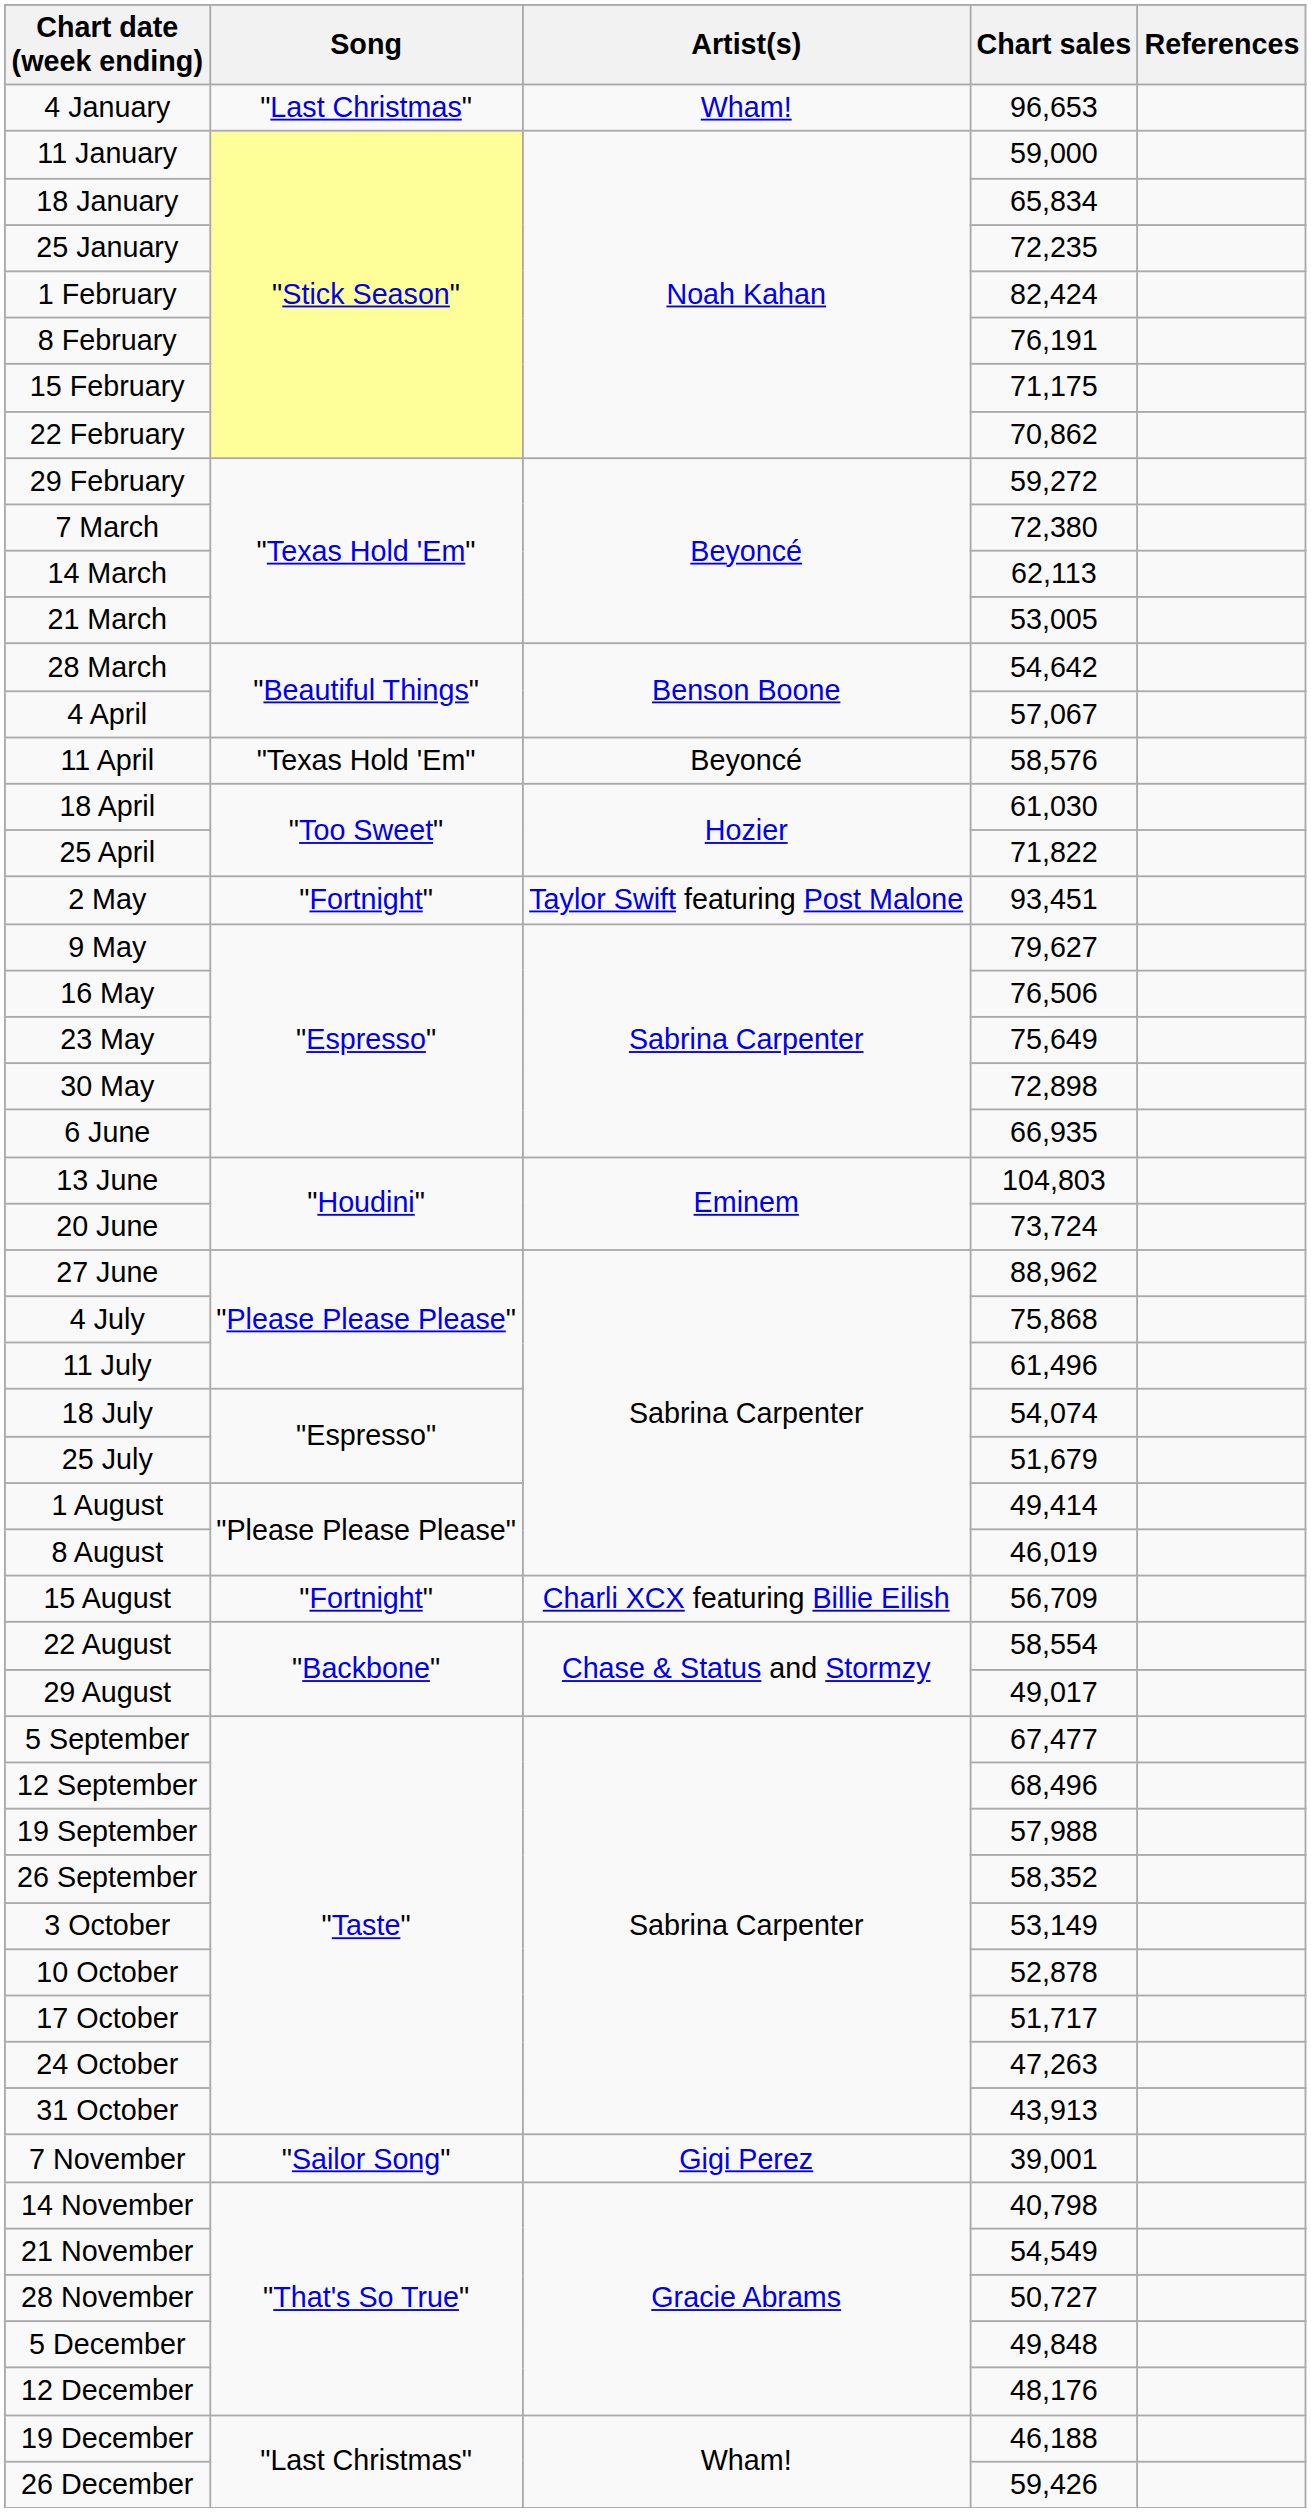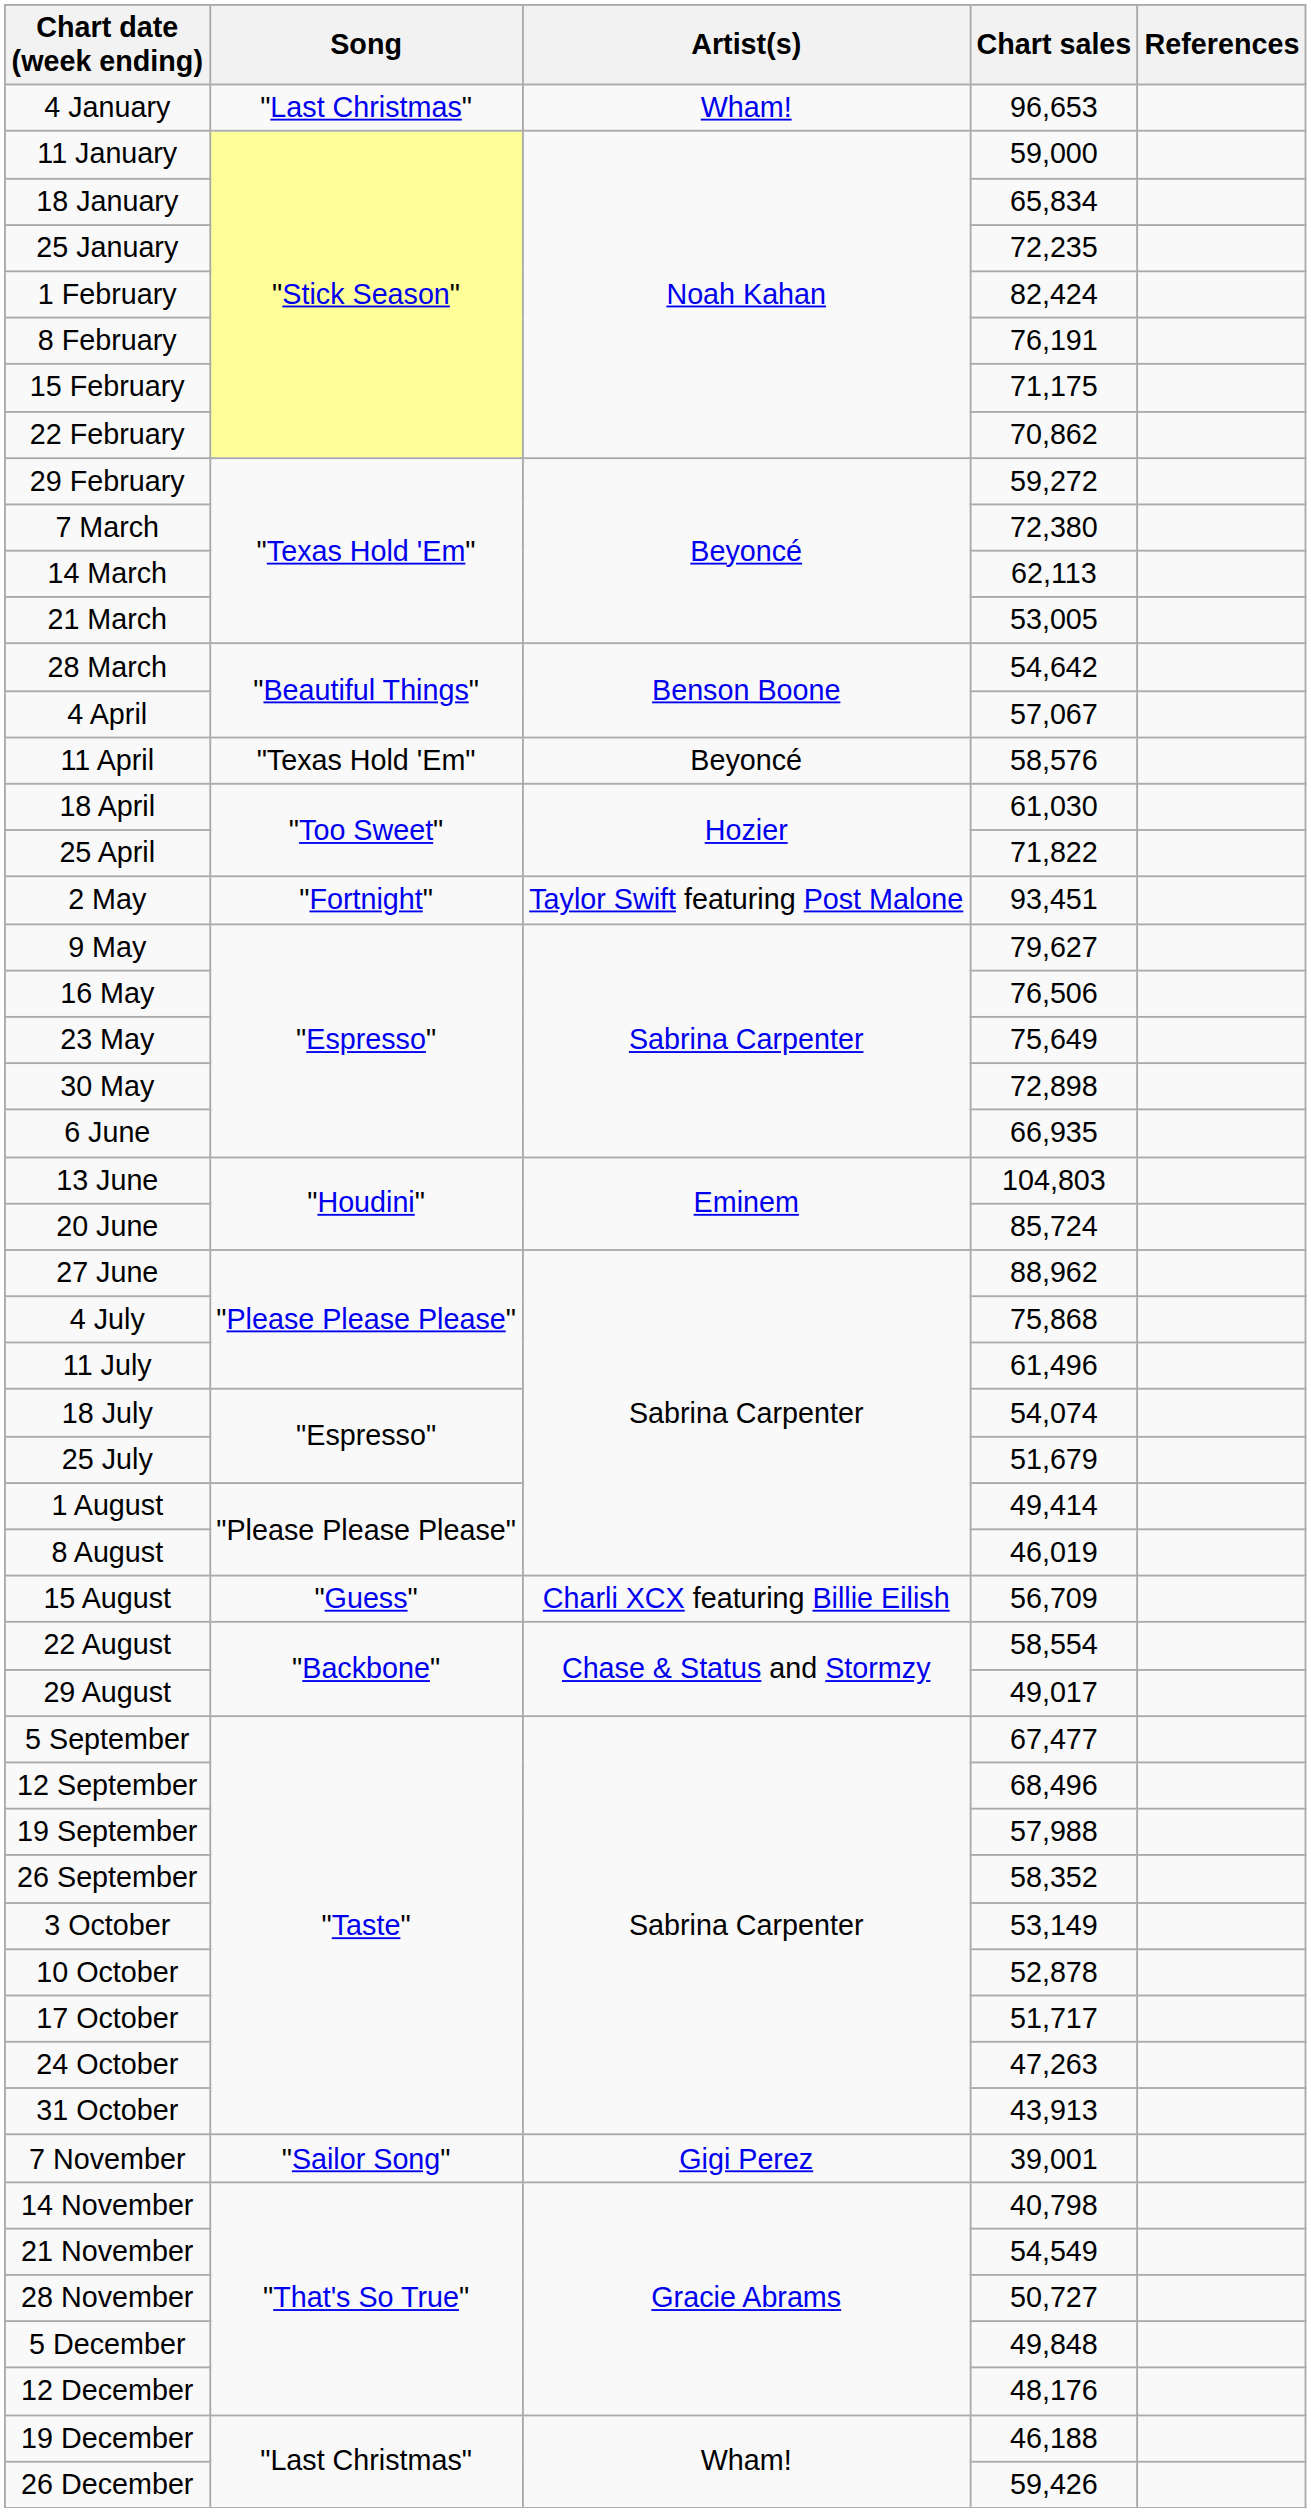(1054, 1225) 73,724 -> (1054, 1225) 85,724
(366, 1598) "Fortnight" -> (366, 1598) "Guess"
